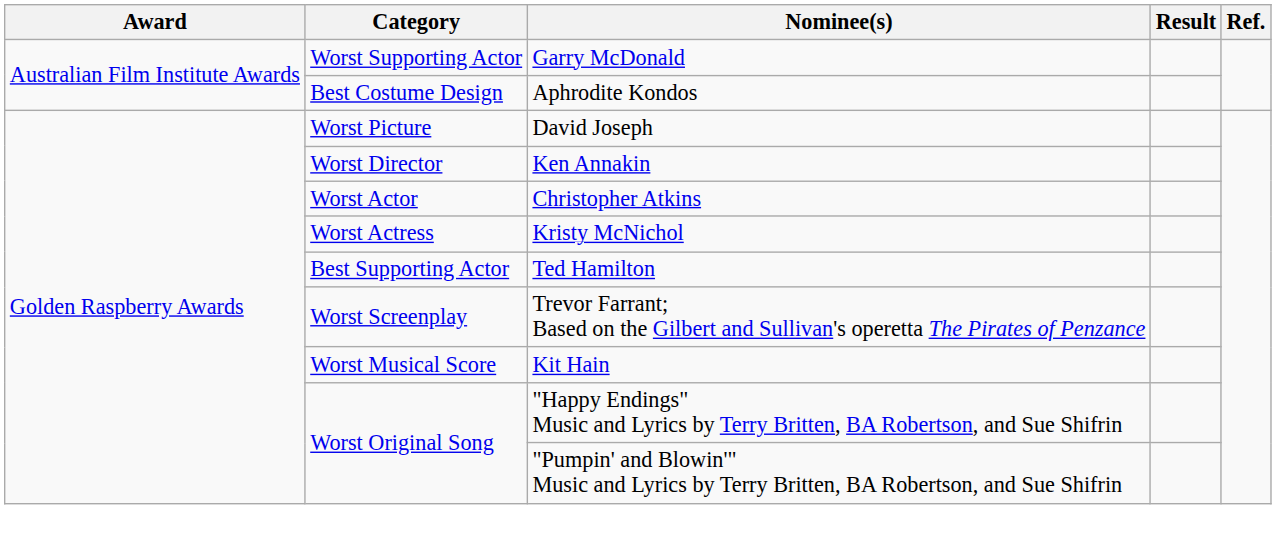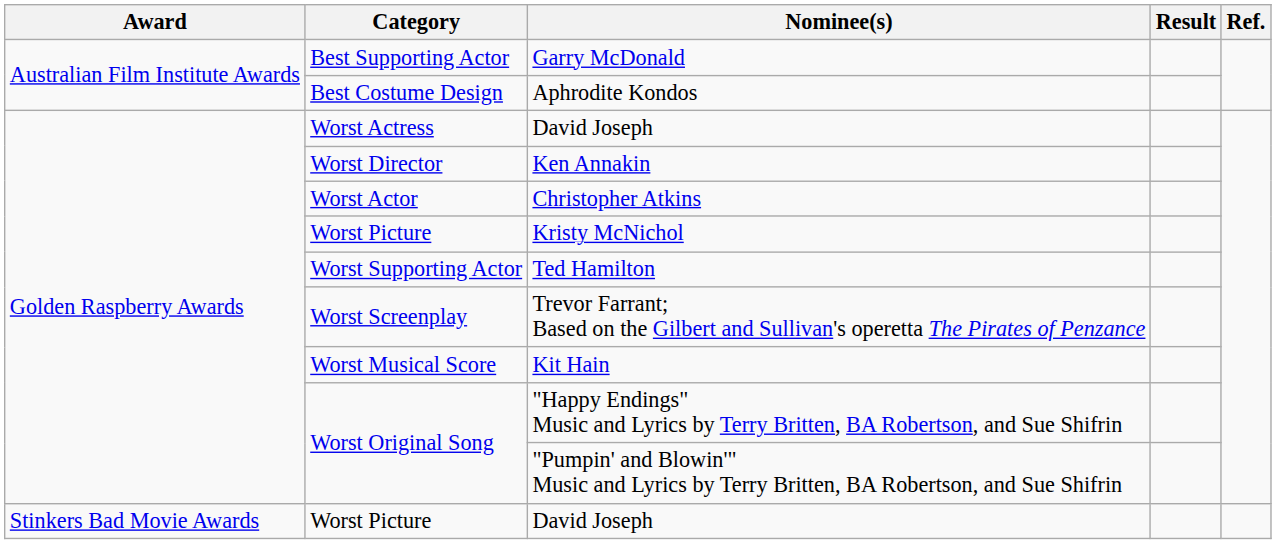(416, 57) Worst Supporting Actor -> (410, 57) Best Supporting Actor
(371, 127) Worst Picture -> (372, 127) Worst Actress
(372, 233) Worst Actress -> (371, 233) Worst Picture
(410, 269) Best Supporting Actor -> (416, 269) Worst Supporting Actor
+ row: (135, 520)
